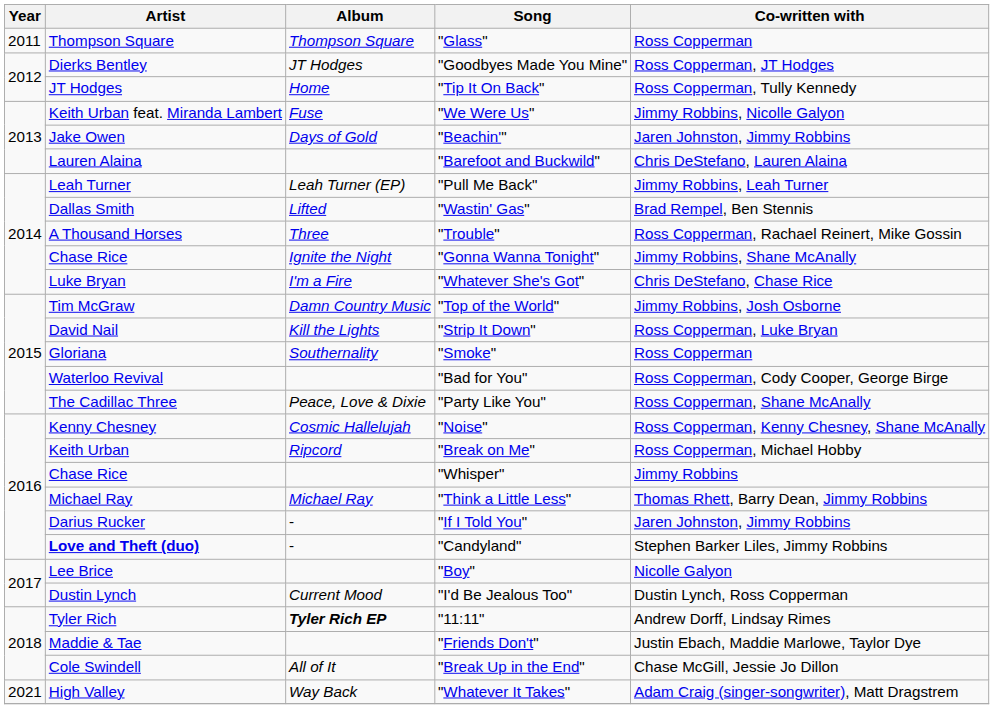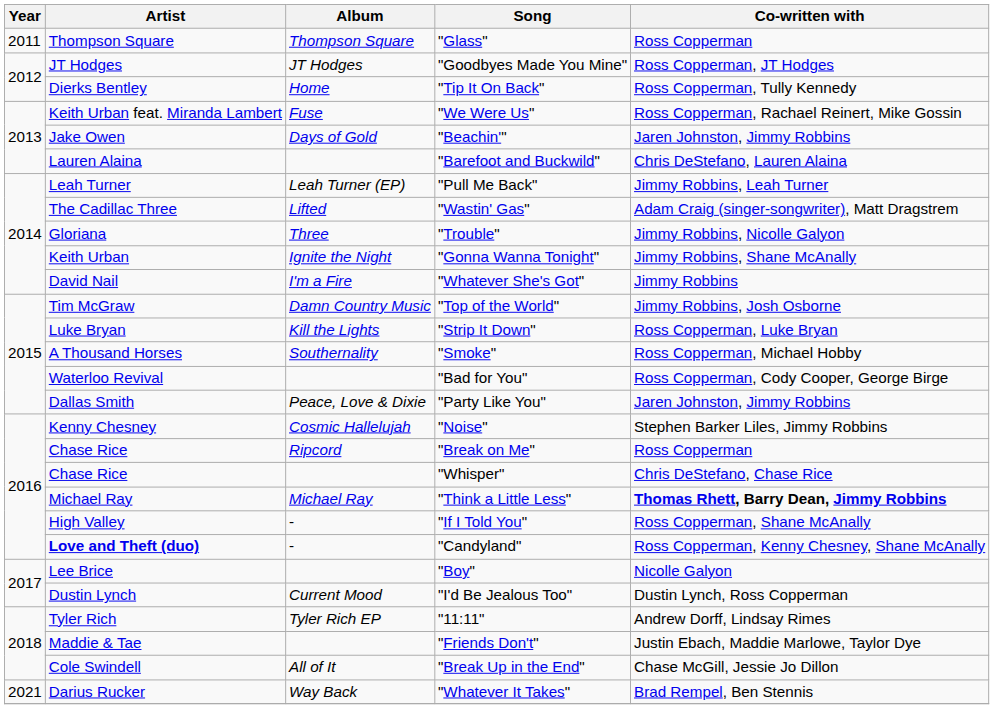(98, 64) Dierks Bentley -> (85, 64) JT Hodges
(85, 88) JT Hodges -> (98, 88) Dierks Bentley
(739, 112) Jimmy Robbins, Nicolle Galyon -> (798, 112) Ross Copperman, Rachael Reinert, Mike Gossin
(91, 209) Dallas Smith -> (113, 209) The Cadillac Three
(724, 209) Brad Rempel, Ben Stennis -> (796, 209) Adam Craig (singer-songwriter), Matt Dragstrem
(115, 233) A Thousand Horses -> (78, 233) Gloriana
(798, 233) Ross Copperman, Rachael Reinert, Mike Gossin -> (739, 233) Jimmy Robbins, Nicolle Galyon
(88, 257) Chase Rice -> (89, 257) Keith Urban
(87, 281) Luke Bryan -> (83, 281) David Nail
(733, 281) Chris DeStefano, Chase Rice -> (686, 281) Jimmy Robbins
(83, 329) David Nail -> (87, 329) Luke Bryan
(78, 354) Gloriana -> (115, 354) A Thousand Horses
(693, 354) Ross Copperman -> (748, 354) Ross Copperman, Michael Hobby
(113, 402) The Cadillac Three -> (91, 402) Dallas Smith
(752, 402) Ross Copperman, Shane McAnally -> (742, 402) Jaren Johnston, Jimmy Robbins
(810, 426) Ross Copperman, Kenny Chesney, Shane McAnally -> (761, 426) Stephen Barker Liles, Jimmy Robbins
(89, 450) Keith Urban -> (88, 450) Chase Rice
(748, 450) Ross Copperman, Michael Hobby -> (693, 450) Ross Copperman
(686, 474) Jimmy Robbins -> (733, 474) Chris DeStefano, Chase Rice
(781, 498) normal -> (790, 498) bold
(97, 522) Darius Rucker -> (87, 522) High Valley
(742, 522) Jaren Johnston, Jimmy Robbins -> (752, 522) Ross Copperman, Shane McAnally
(761, 546) Stephen Barker Liles, Jimmy Robbins -> (810, 546) Ross Copperman, Kenny Chesney, Shane McAnally
(338, 619) bold -> (335, 619) normal
(87, 691) High Valley -> (97, 691) Darius Rucker
(796, 691) Adam Craig (singer-songwriter), Matt Dragstrem -> (724, 691) Brad Rempel, Ben Stennis
